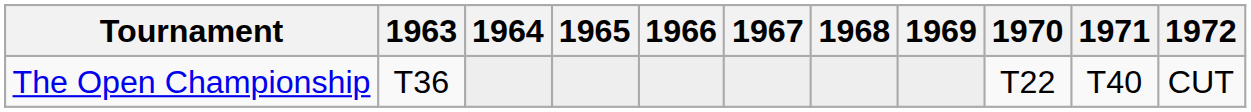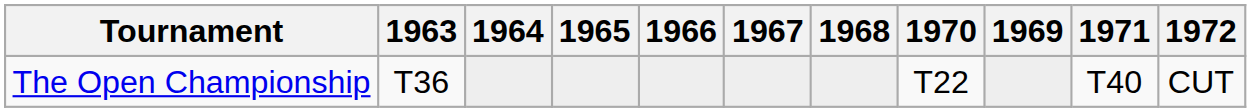columns swapped: (941, 31) <-> (1028, 31)
